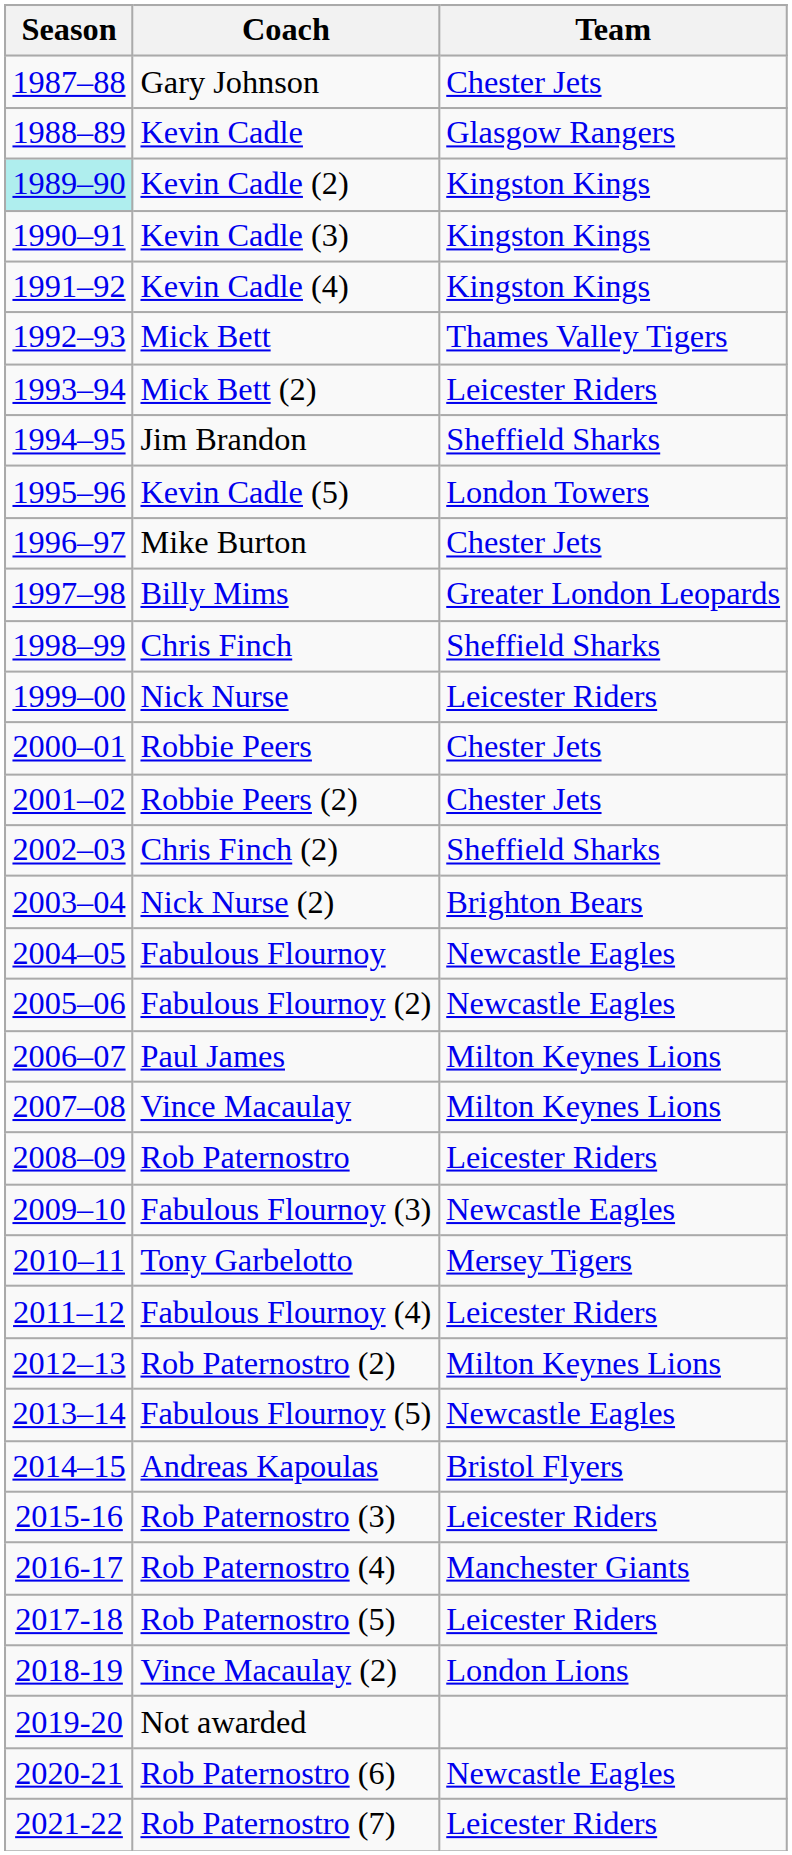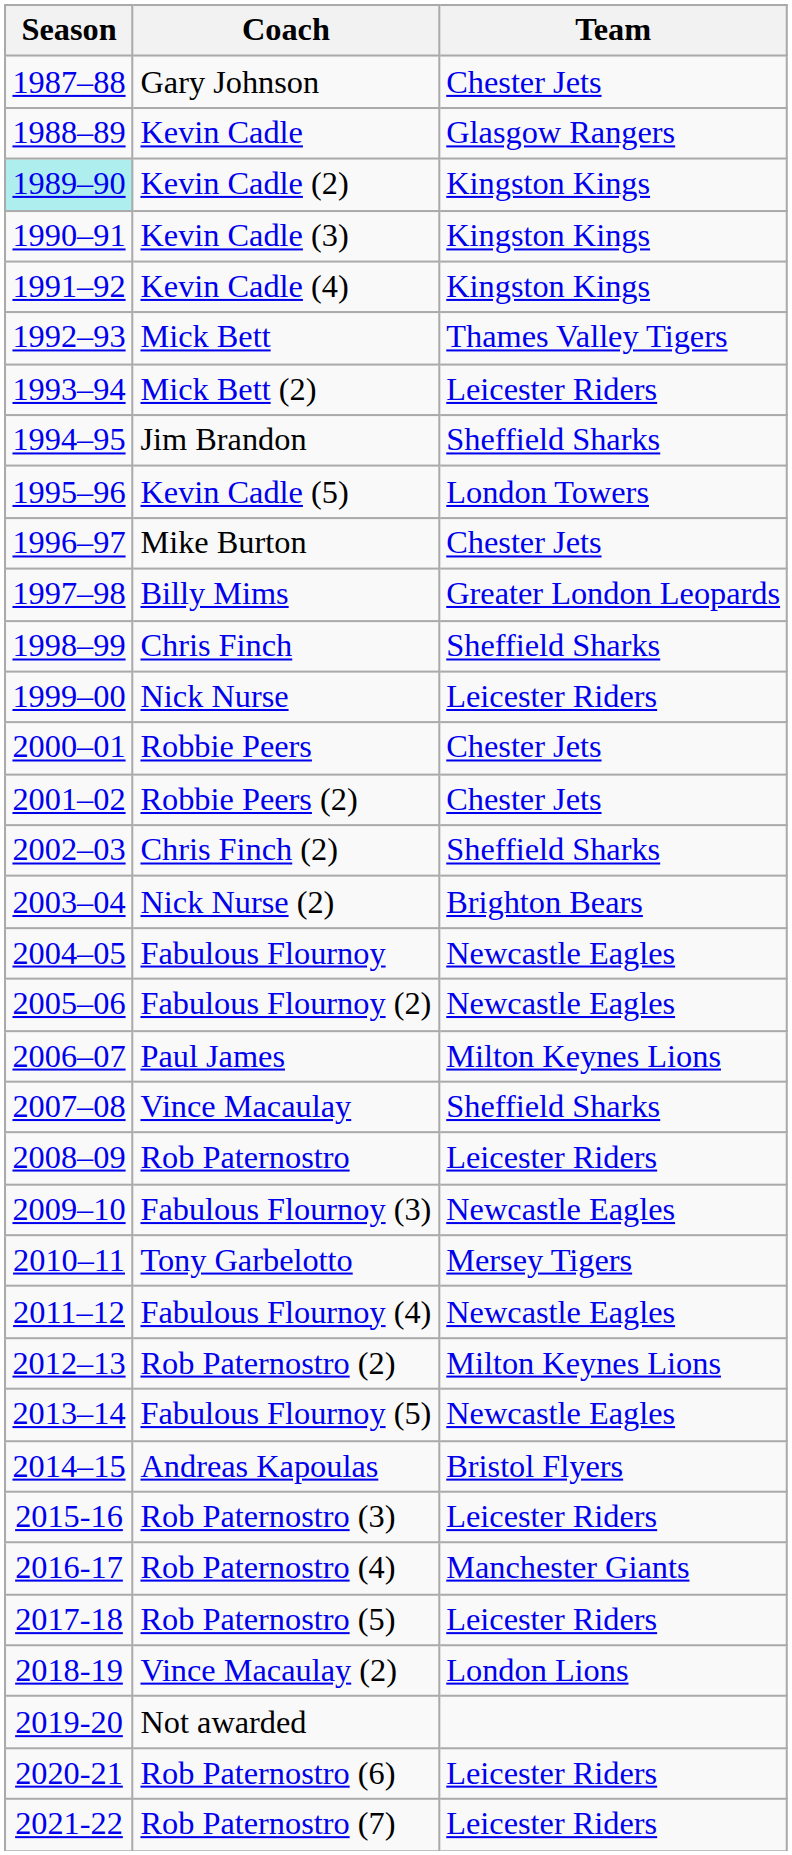(584, 1106) Milton Keynes Lions -> (553, 1106) Sheffield Sharks
(552, 1311) Leicester Riders -> (561, 1311) Newcastle Eagles
(561, 1772) Newcastle Eagles -> (552, 1772) Leicester Riders
